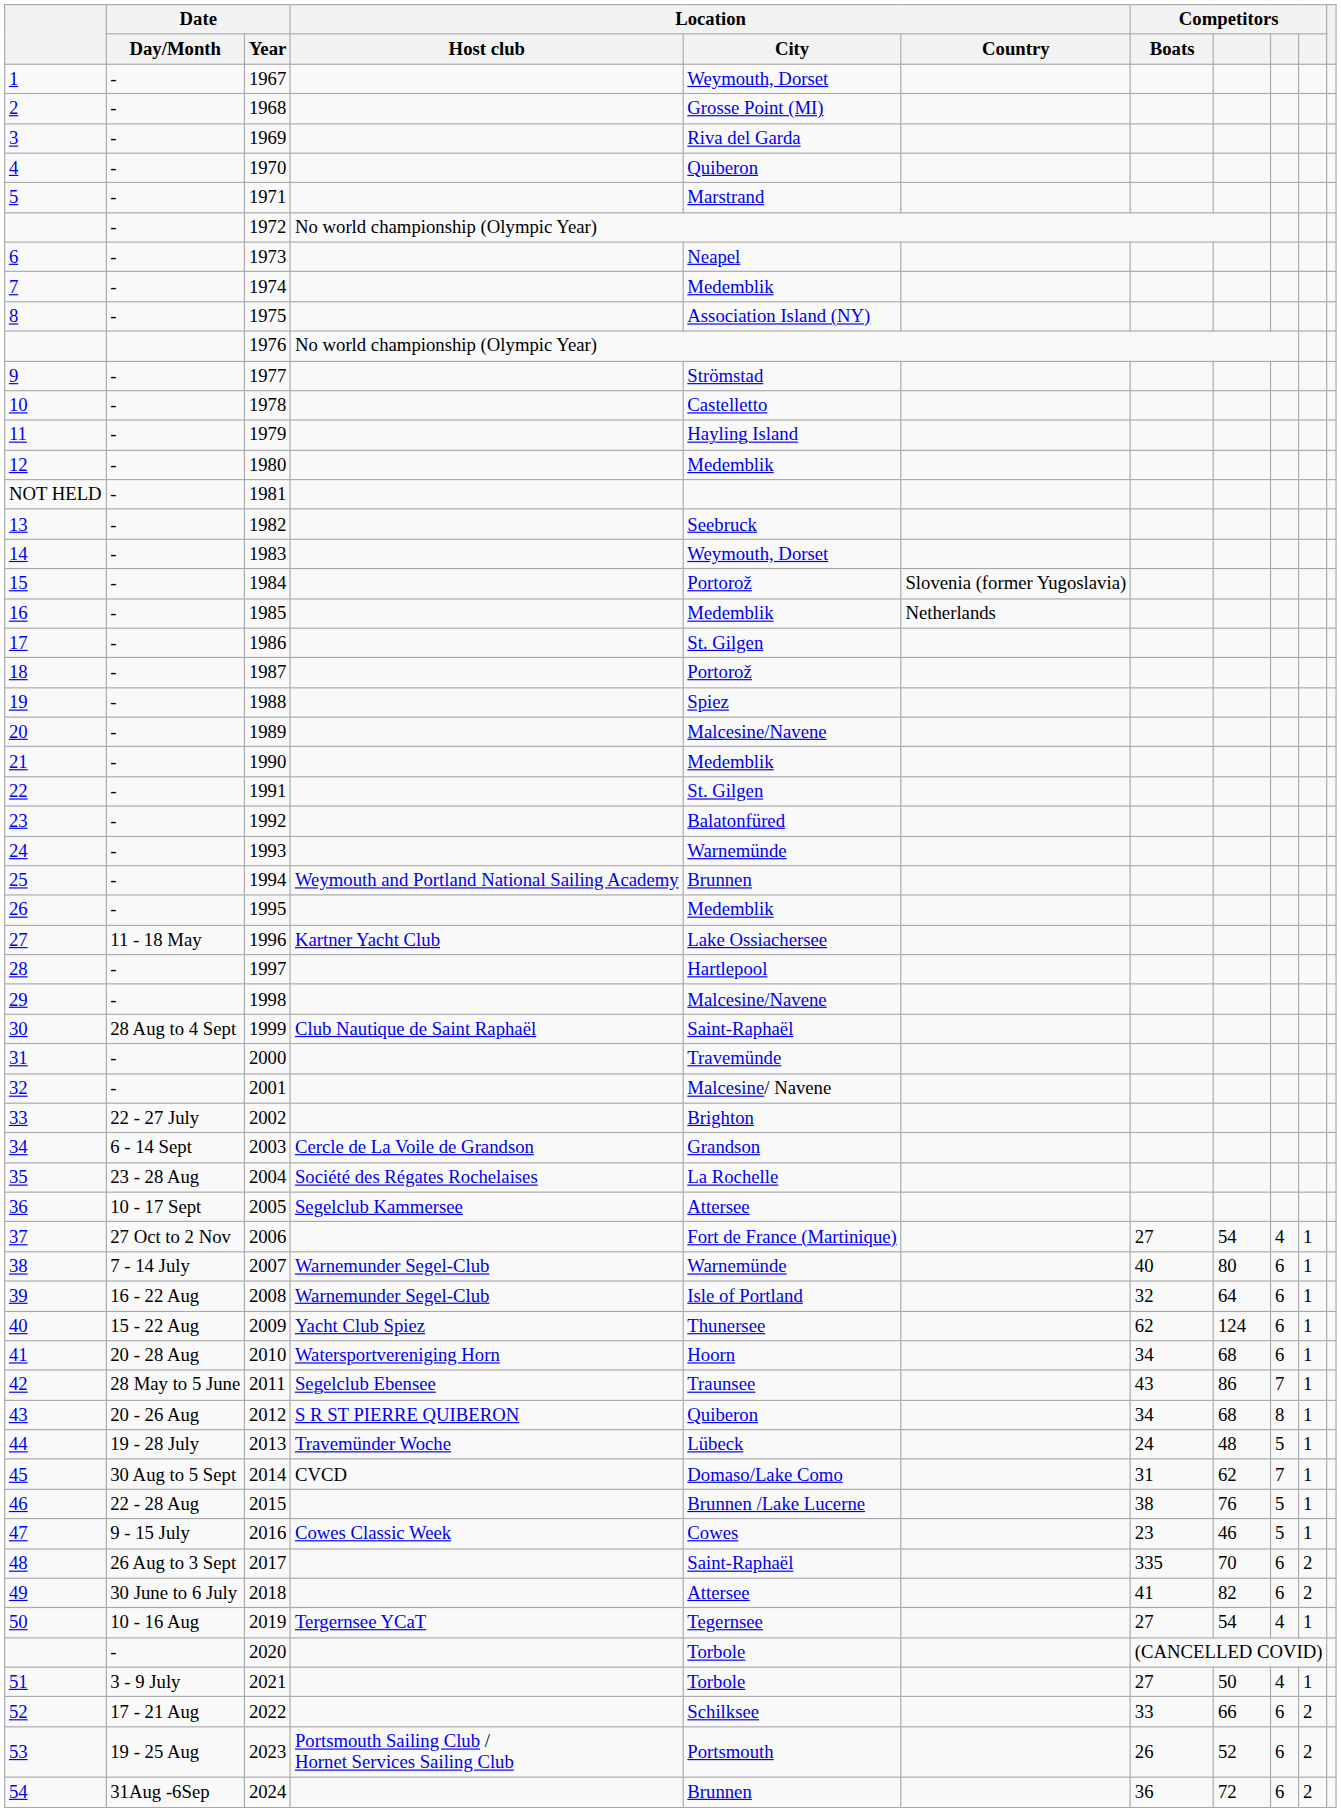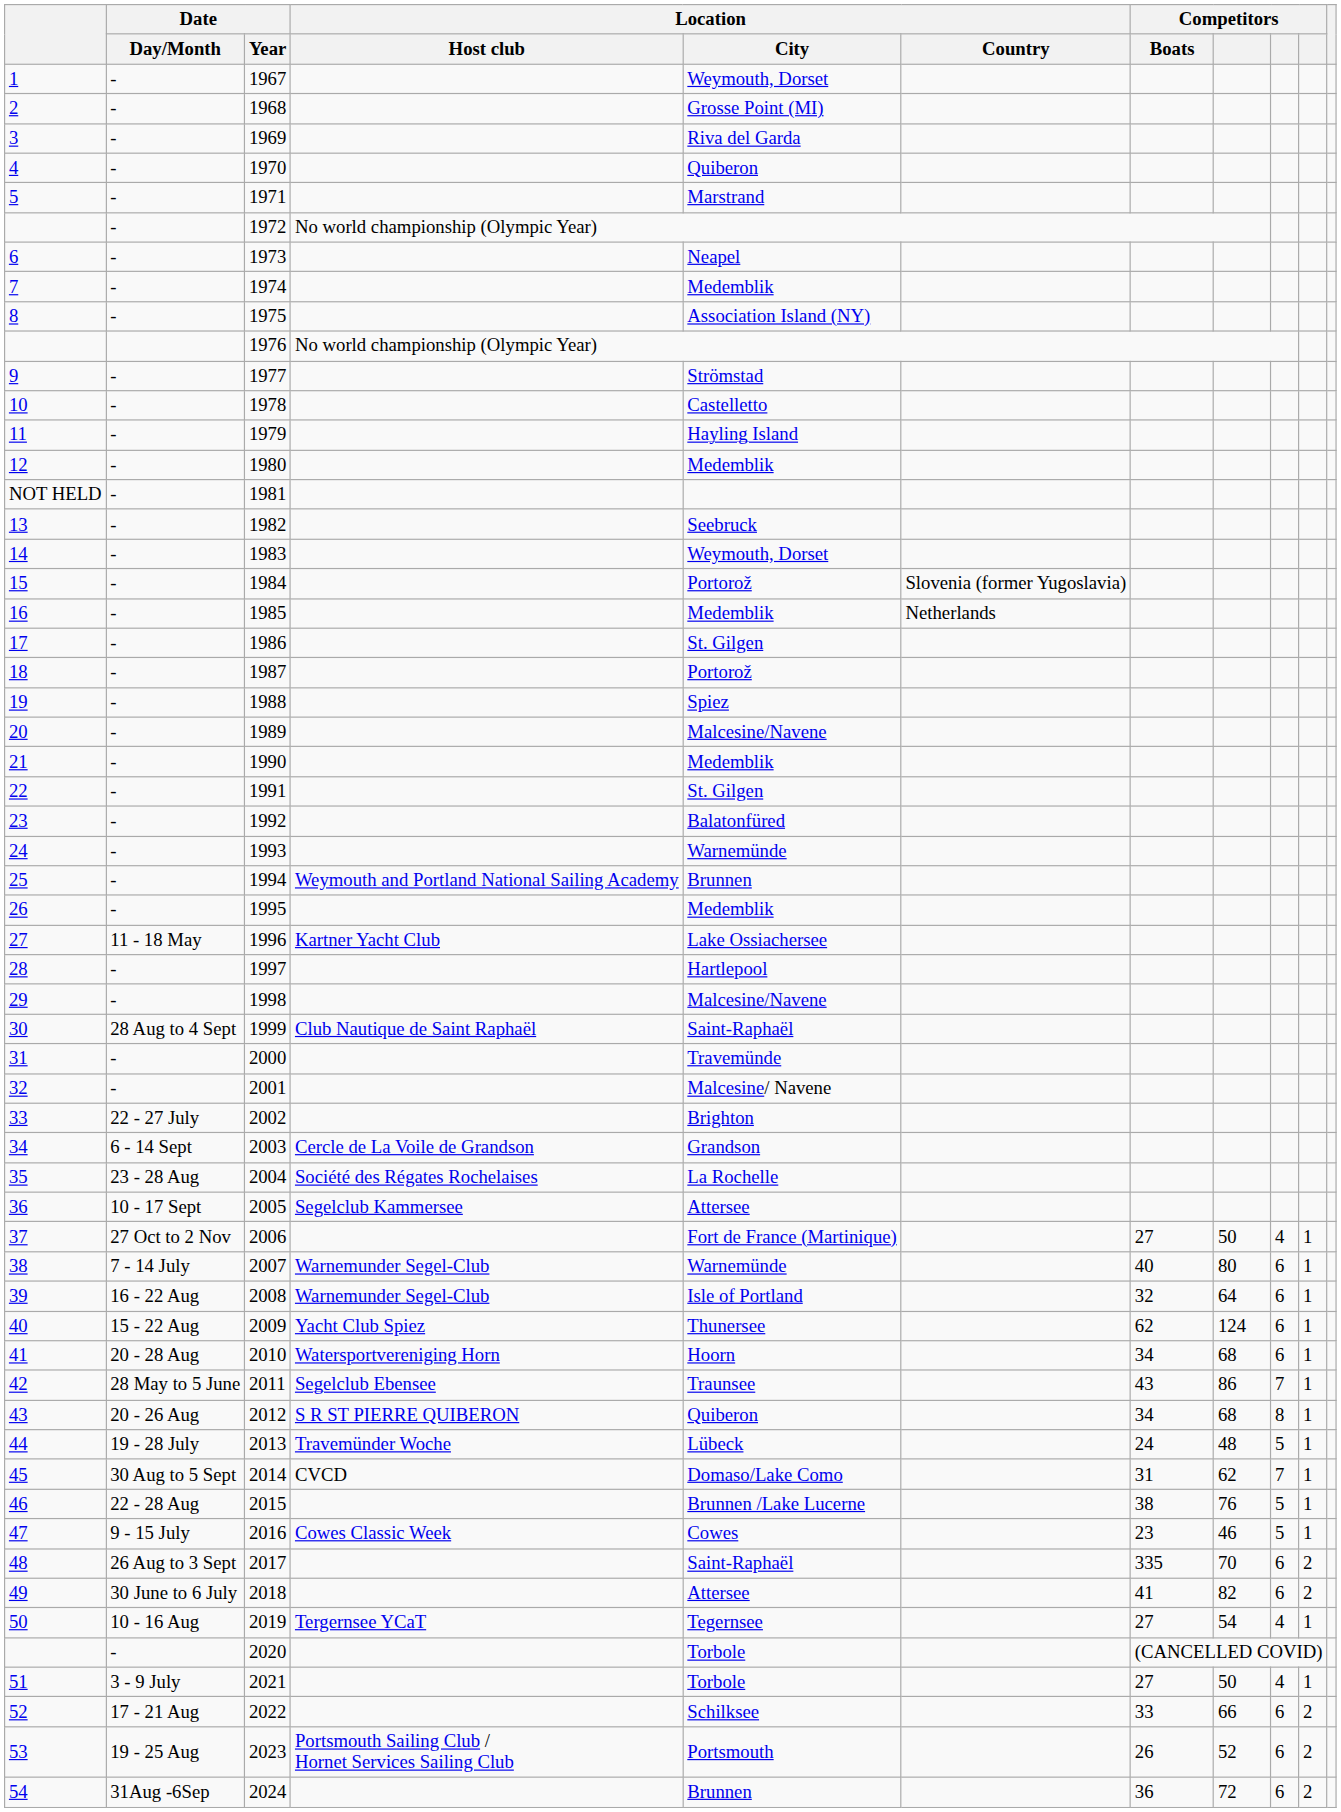(1227, 1236) 54 -> (1227, 1236) 50
